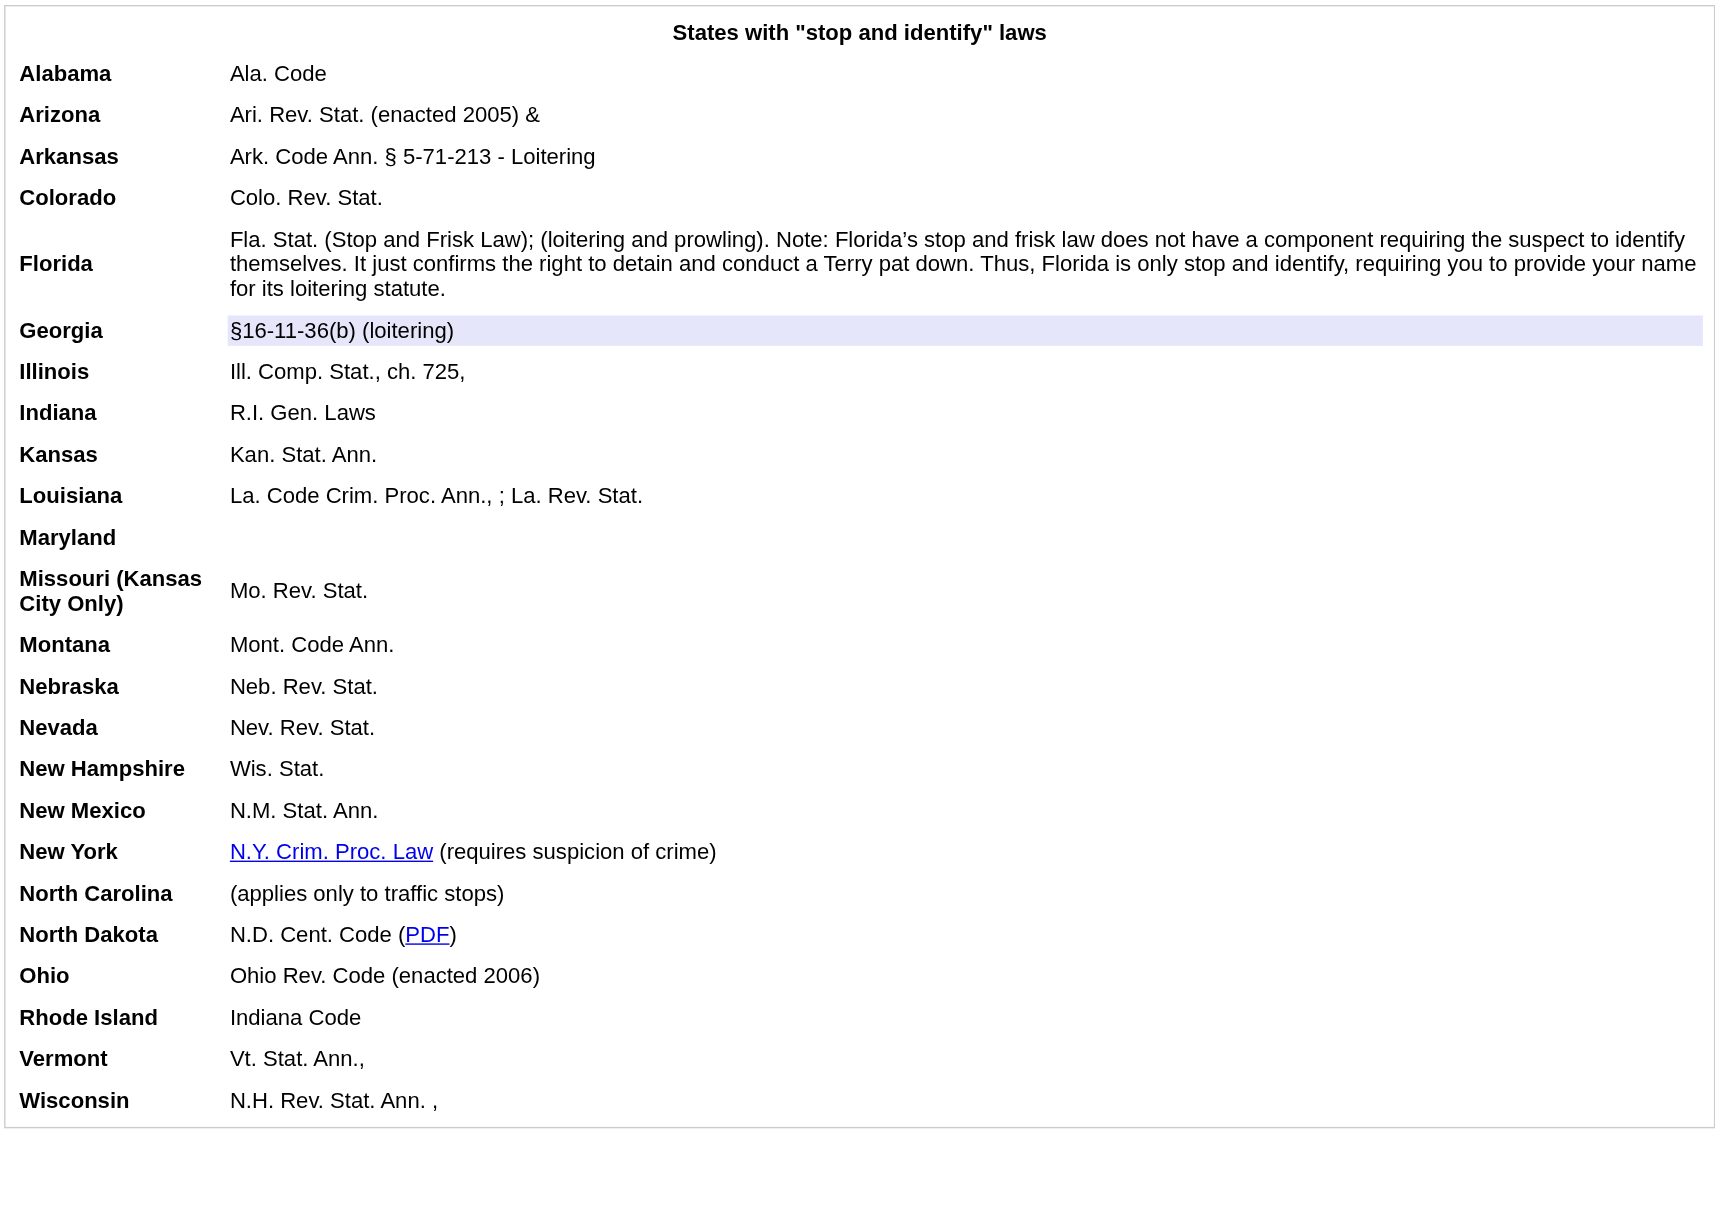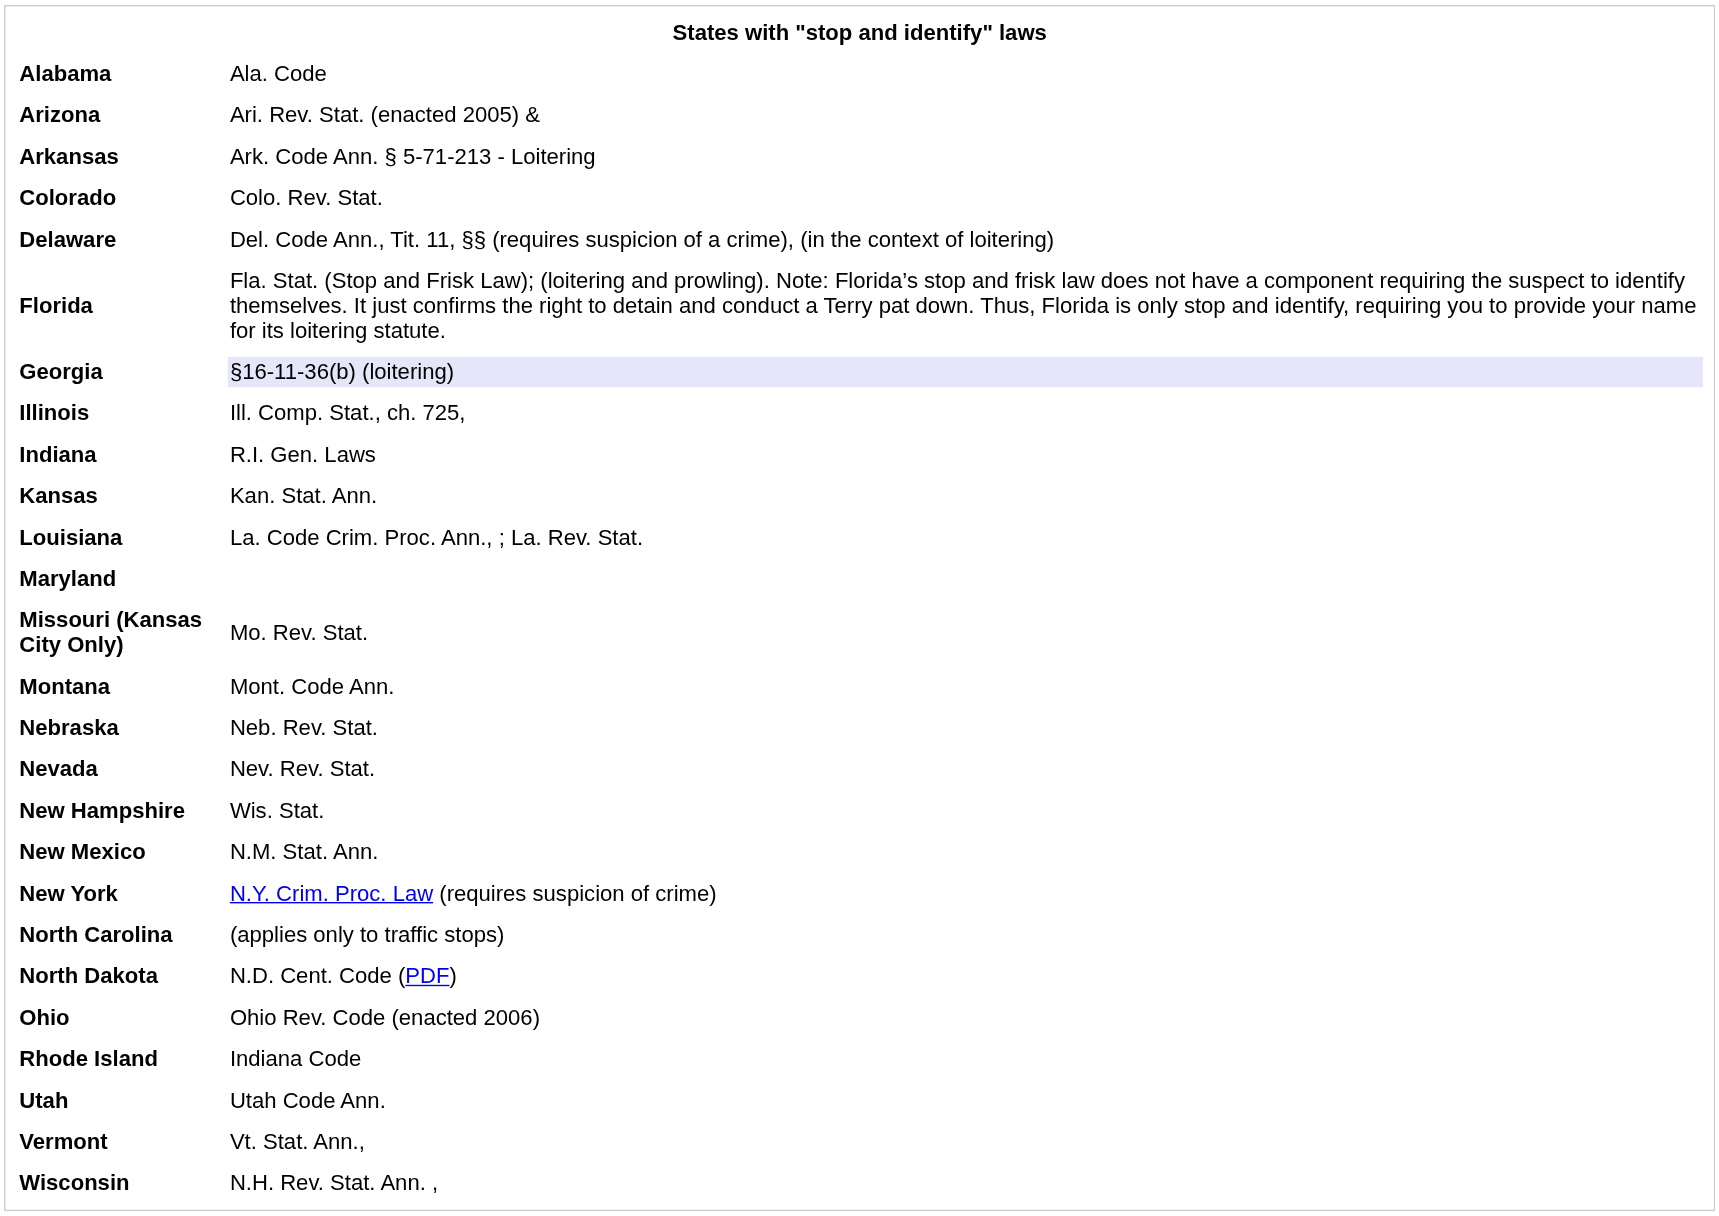+ row: (68, 239)
+ row: (44, 1100)
